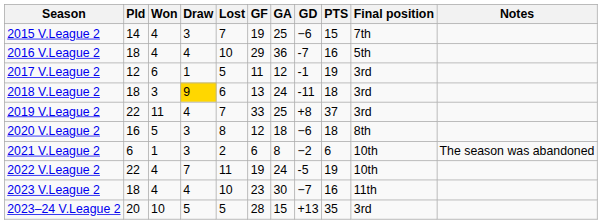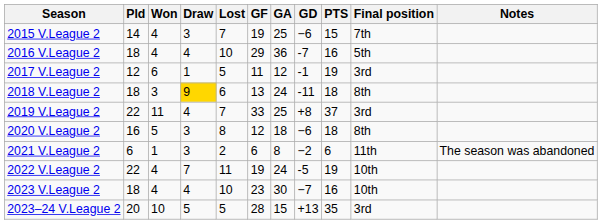(363, 92) 3rd -> (362, 92) 8th
(366, 151) 10th -> (365, 151) 11th
(365, 190) 11th -> (366, 190) 10th
